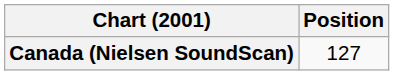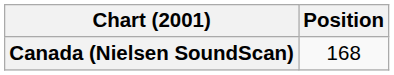(344, 53) 127 -> (344, 53) 168
